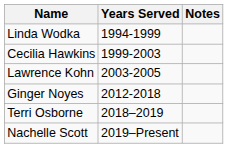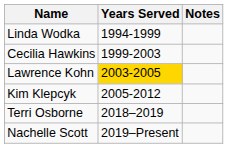(131, 73) no background -> (131, 73) gold background
+ row: (42, 93)
- row: (45, 93)
